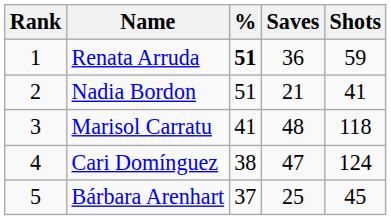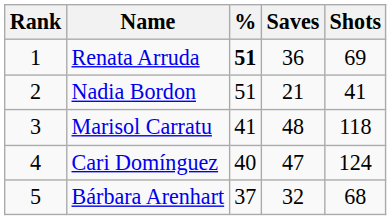(355, 57) 59 -> (355, 57) 69
(245, 162) 38 -> (245, 162) 40
(293, 197) 25 -> (293, 197) 32
(355, 197) 45 -> (355, 197) 68
